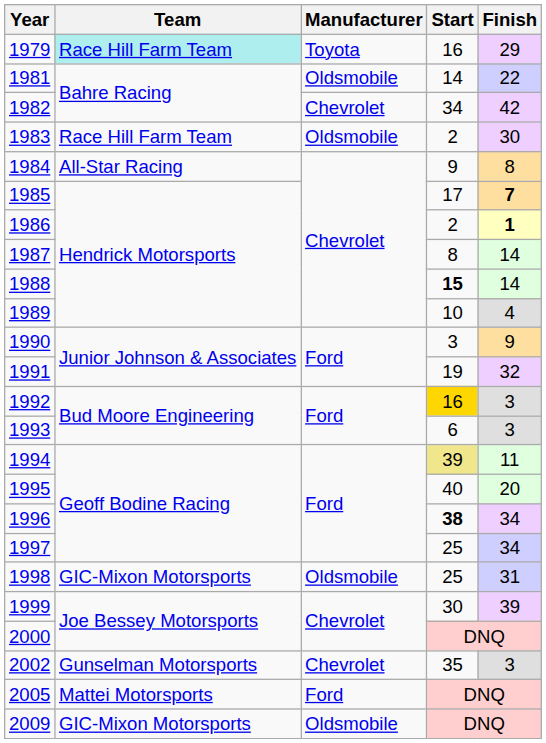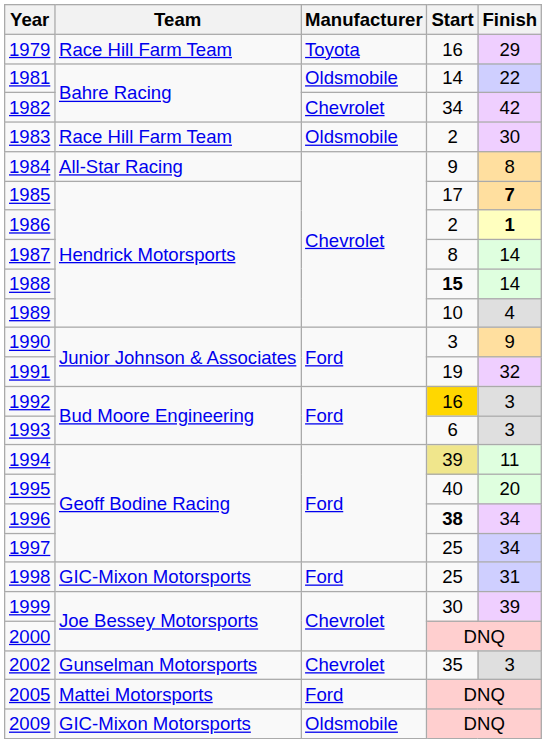(145, 49) paleturquoise background -> (145, 49) no background
(352, 577) Oldsmobile -> (324, 577) Ford
